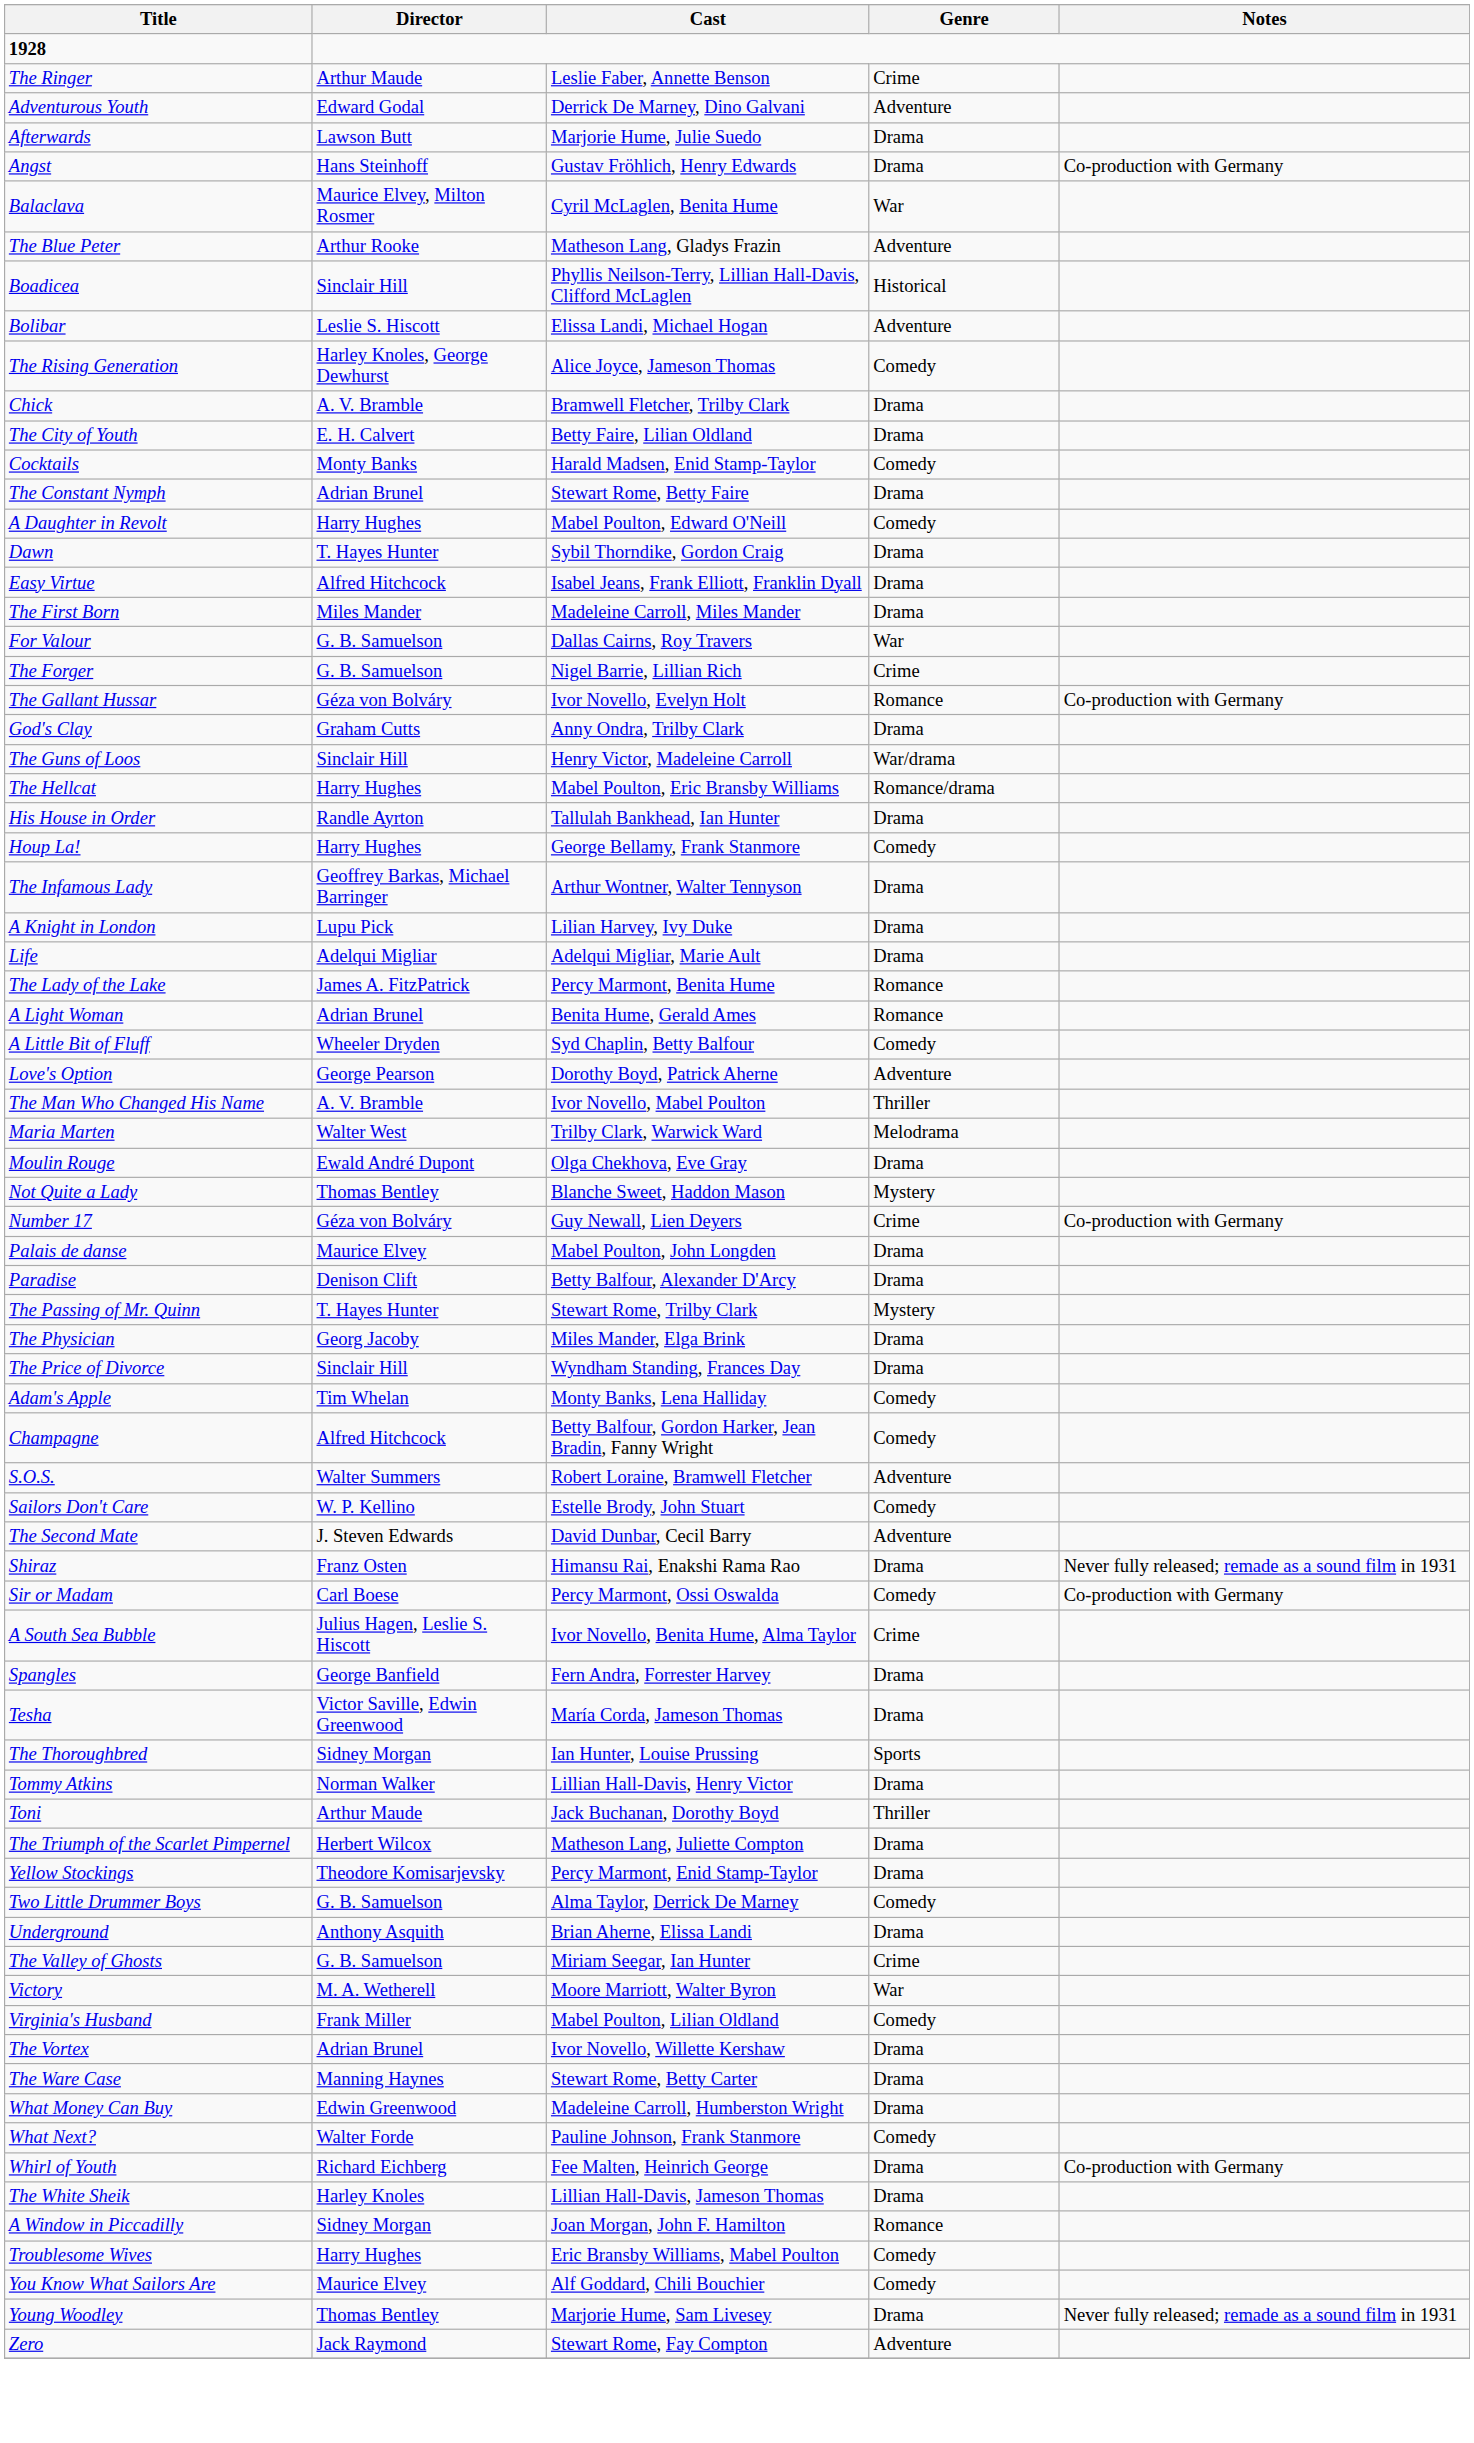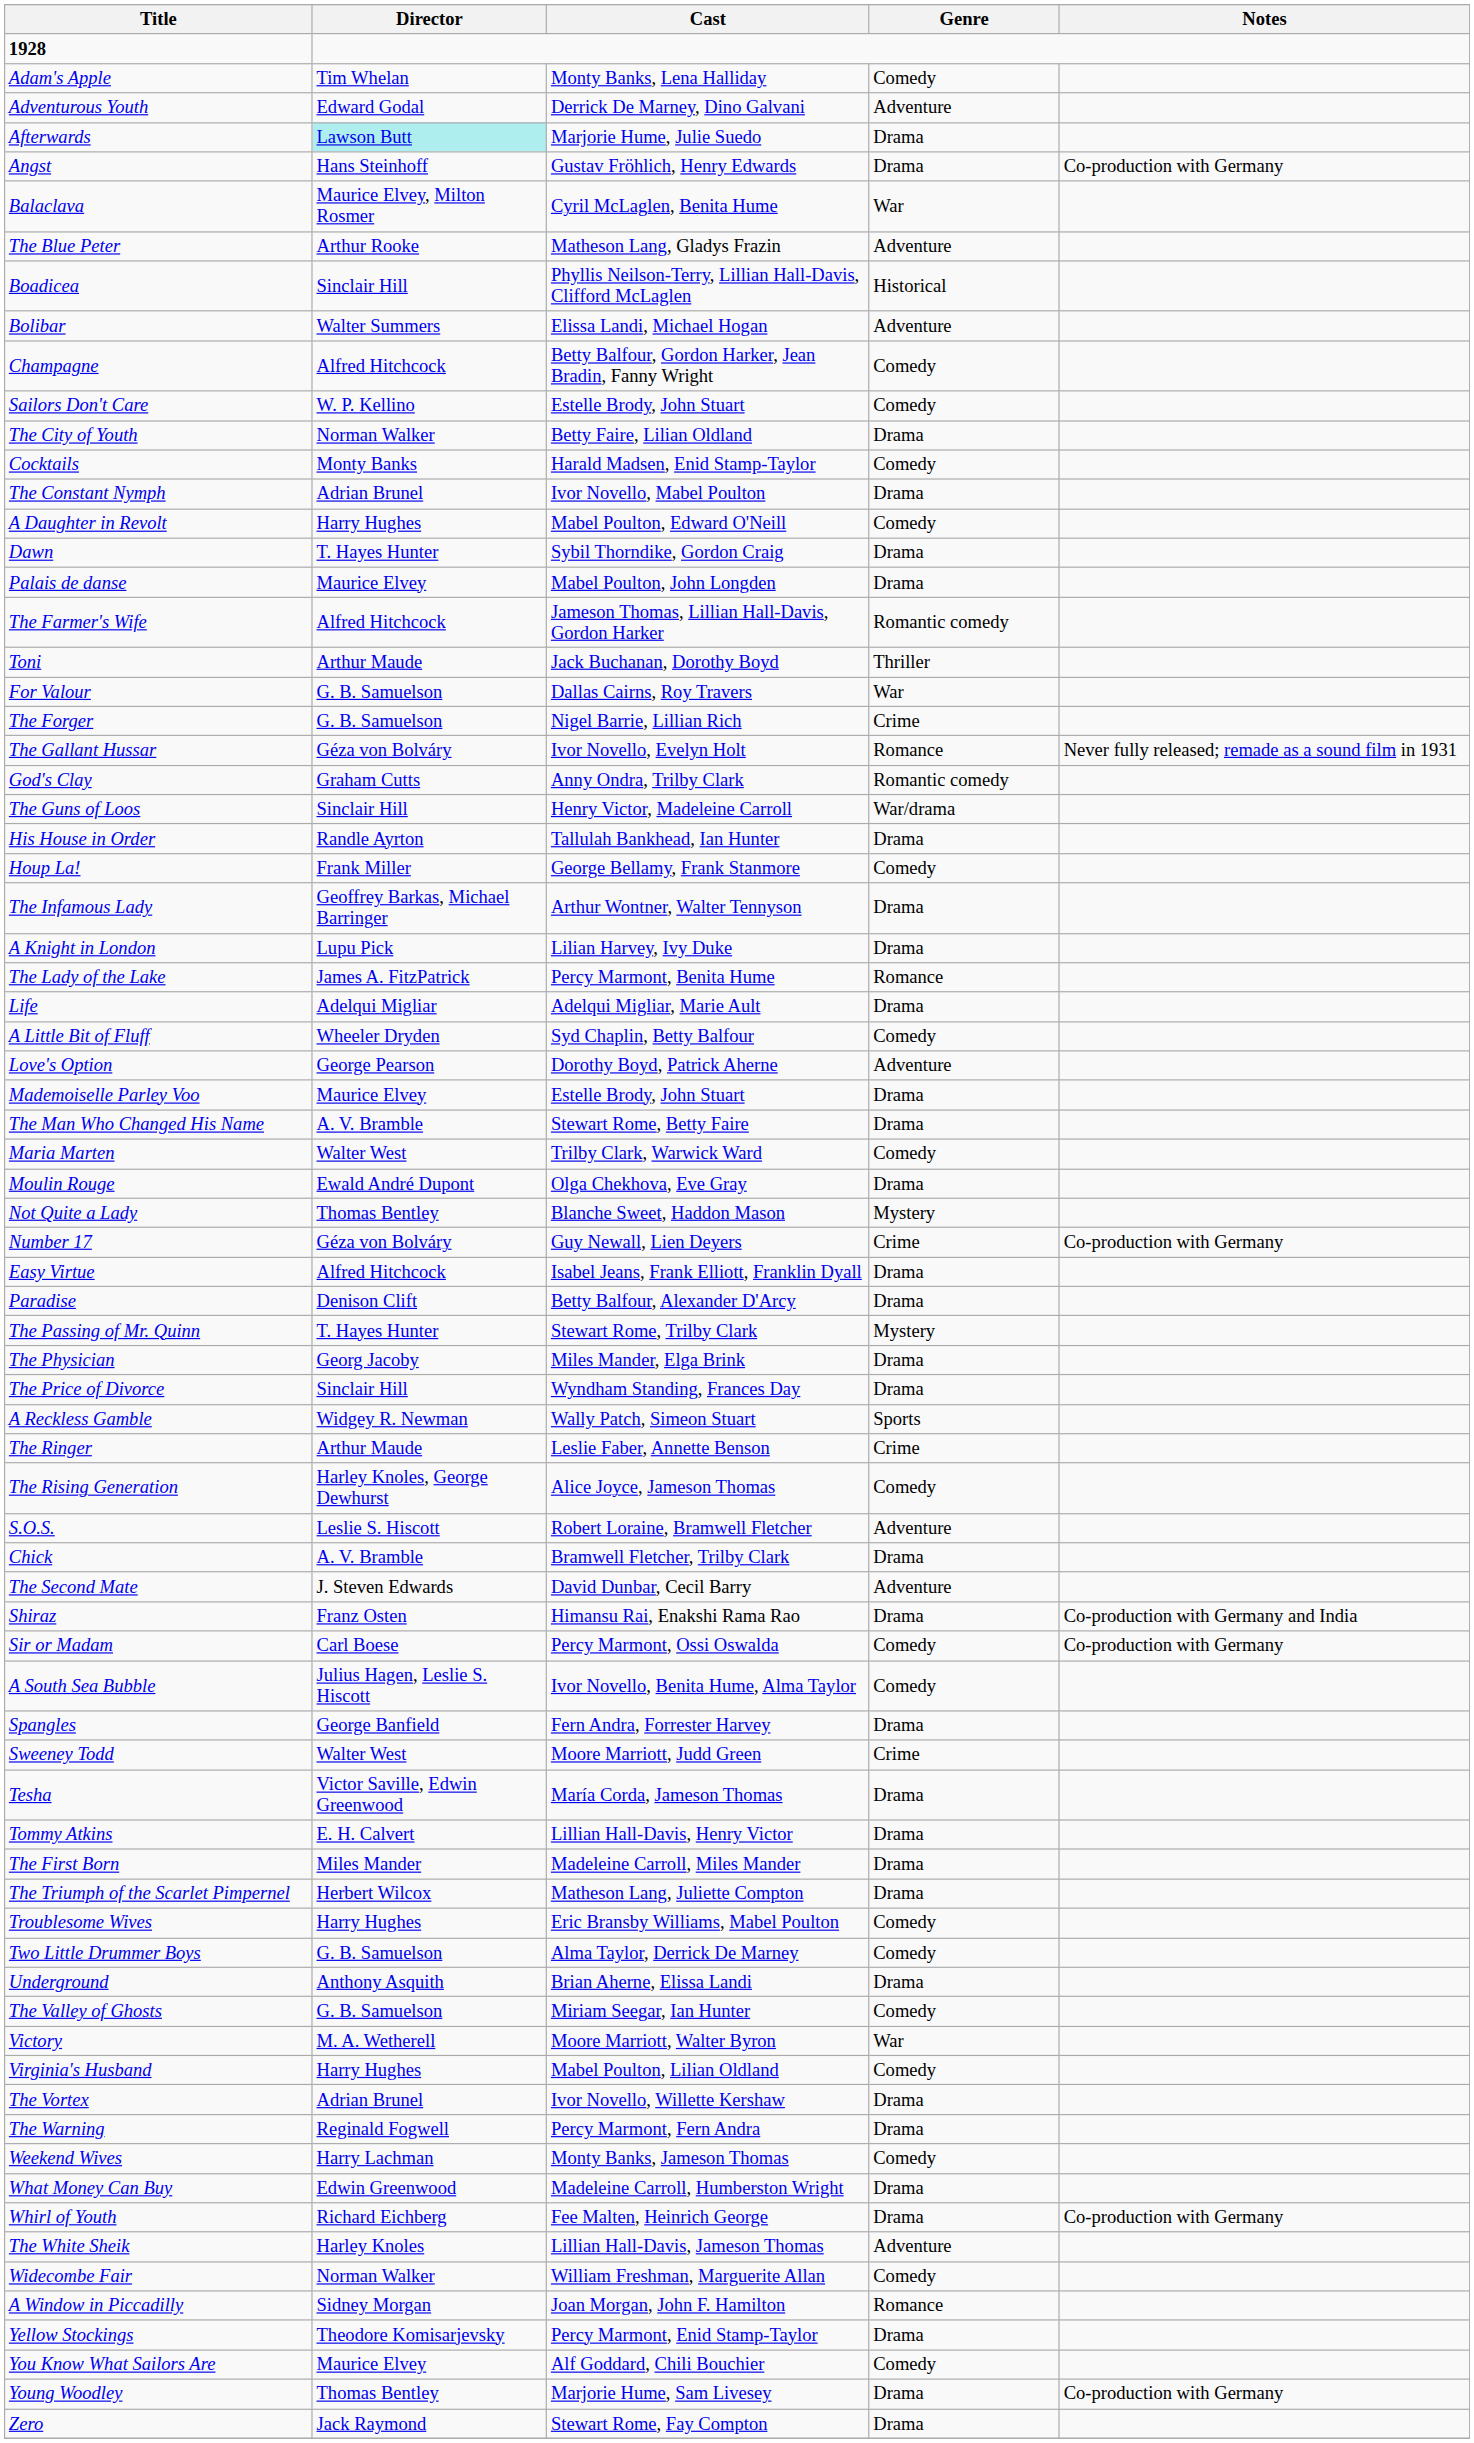rows swapped: (60, 1397) <-> (50, 78)
(364, 136) no background -> (364, 136) paleturquoise background
(378, 325) Leslie S. Hiscott -> (378, 325) Walter Summers
rows swapped: (54, 1437) <-> (93, 365)
rows swapped: (31, 405) <-> (79, 1507)
(365, 435) E. H. Calvert -> (376, 435) Norman Walker
(650, 493) Stewart Rome, Betty Faire -> (658, 493) Ivor Novello, Mabel Poulton
rows swapped: (52, 582) <-> (68, 1250)
+ row: (78, 622)
rows swapped: (64, 611) <-> (25, 1813)
(1173, 699) Co-production with Germany -> (1260, 750) Never fully released; remade as a sound film in 1931
(898, 729) Drama -> (941, 779) Romantic comedy
- row: (52, 788)
(369, 847) Harry Hughes -> (364, 868) Frank Miller
rows swapped: (87, 985) <-> (23, 956)
- row: (66, 1015)
+ row: (104, 1094)
(658, 1103) Ivor Novello, Mabel Poulton -> (650, 1124) Stewart Rome, Betty Faire
(902, 1103) Thriller -> (898, 1124) Drama
(916, 1132) Melodrama -> (905, 1153) Comedy
+ row: (80, 1418)
(378, 1477) Walter Summers -> (378, 1527) Leslie S. Hiscott
(1260, 1565) Never fully released; remade as a sound film in 1931 -> (1211, 1616) Co-production with Germany and India
(896, 1635) Crime -> (905, 1685) Comedy
+ row: (61, 1754)
- row: (78, 1754)
(376, 1784) Norman Walker -> (365, 1834) E. H. Calvert
rows swapped: (80, 2255) <-> (71, 1872)
(896, 1960) Crime -> (905, 2011) Comedy
(364, 2019) Frank Miller -> (369, 2070) Harry Hughes
- row: (65, 2078)
+ row: (57, 2128)
+ row: (65, 2158)
- row: (52, 2137)
(898, 2196) Drama -> (912, 2246) Adventure
+ row: (70, 2276)
(1260, 2314) Never fully released; remade as a sound film in 1931 -> (1173, 2393) Co-production with Germany
(912, 2343) Adventure -> (898, 2423) Drama
